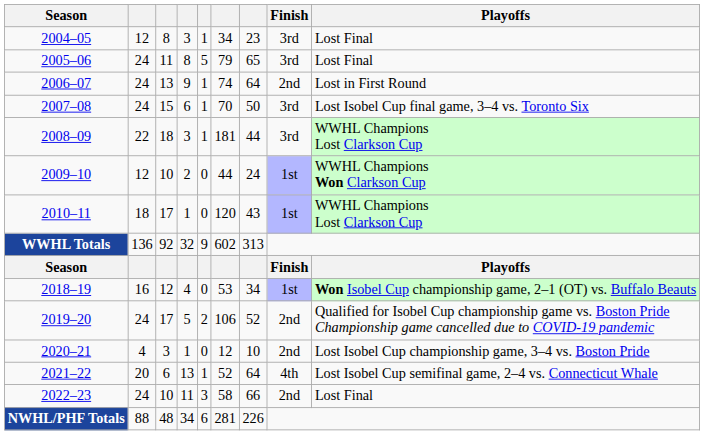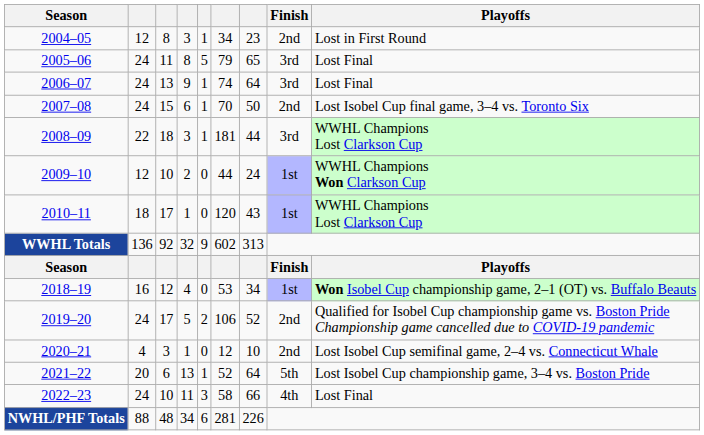(289, 38) 3rd -> (289, 38) 2nd
(344, 38) Lost Final -> (370, 38) Lost in First Round
(289, 83) 2nd -> (289, 83) 3rd
(370, 83) Lost in First Round -> (344, 83) Lost Final
(289, 106) 3rd -> (289, 106) 2nd
(482, 350) Lost Isobel Cup championship game, 3–4 vs. Boston Pride -> (486, 350) Lost Isobel Cup semifinal game, 2–4 vs. Connecticut Whale
(289, 373) 4th -> (289, 373) 5th
(486, 373) Lost Isobel Cup semifinal game, 2–4 vs. Connecticut Whale -> (482, 373) Lost Isobel Cup championship game, 3–4 vs. Boston Pride
(289, 396) 2nd -> (289, 396) 4th
